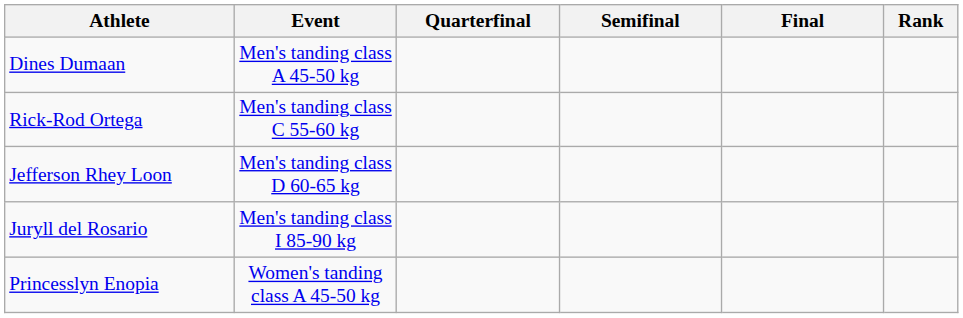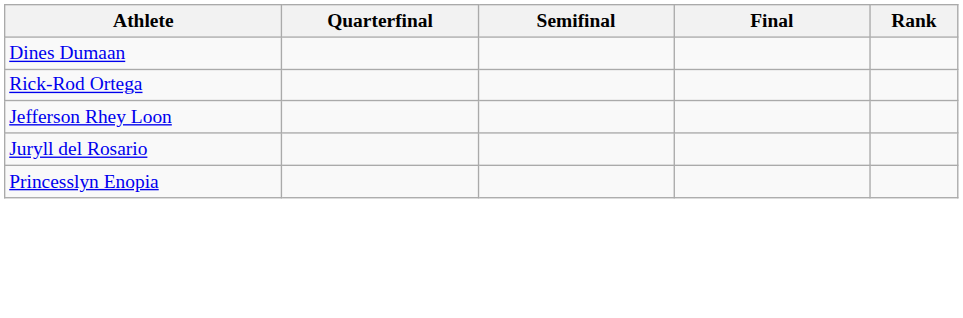- column: (316, 20)
